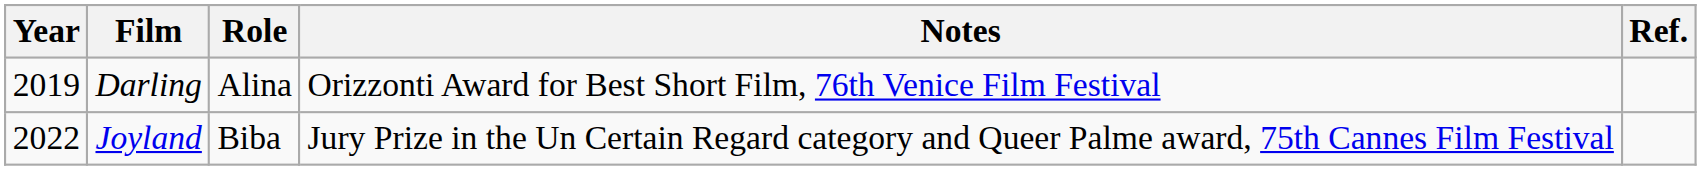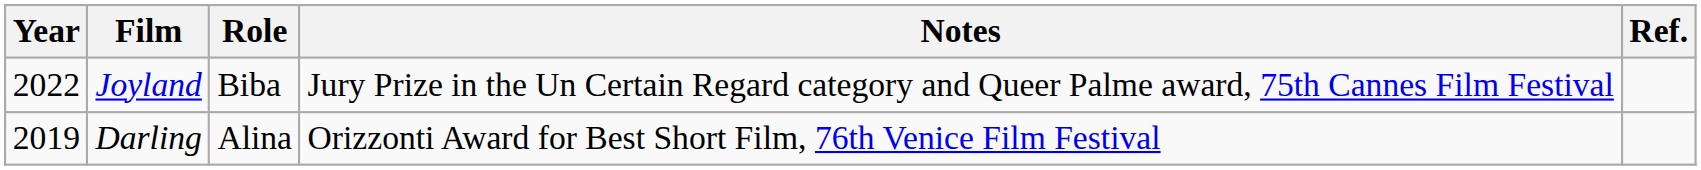rows swapped: (149, 84) <-> (149, 137)
